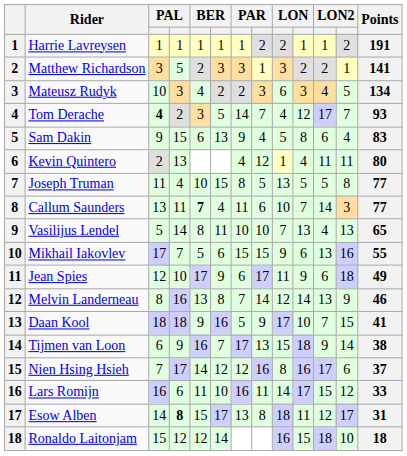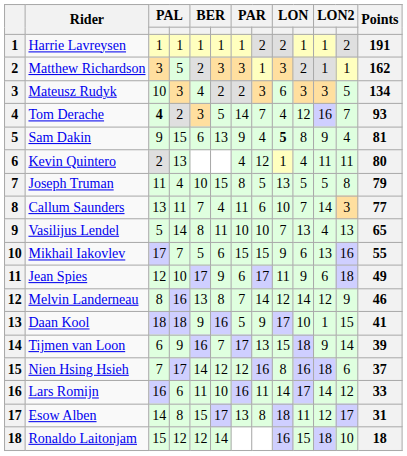(325, 68) 2 -> (325, 68) 1
(380, 68) 141 -> (380, 68) 162
(325, 91) 4 -> (325, 91) 3
(325, 114) 17 -> (325, 114) 16
(283, 137) normal -> (283, 137) bold
(325, 137) 6 -> (325, 137) 9
(380, 137) 83 -> (380, 137) 81
(380, 184) 77 -> (380, 184) 79
(200, 207) bold -> (200, 207) normal
(325, 299) 13 -> (325, 299) 12
(325, 322) 7 -> (325, 322) 1
(380, 345) 38 -> (380, 345) 39
(325, 368) 17 -> (325, 368) 18
(325, 392) 15 -> (325, 392) 14
(180, 415) bold -> (180, 415) normal
